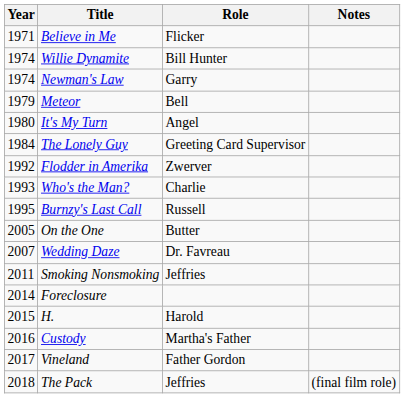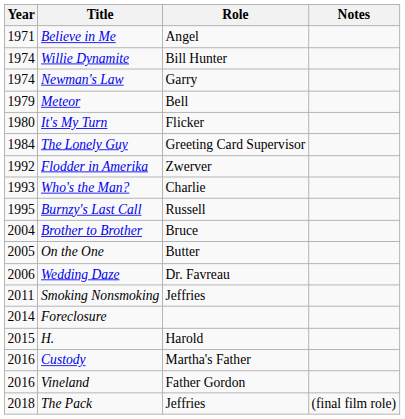(185, 36) Flicker -> (182, 36) Angel
(182, 123) Angel -> (185, 123) Flicker
+ row: (92, 230)
(21, 252) 2007 -> (21, 274) 2006
(21, 360) 2017 -> (21, 381) 2016
